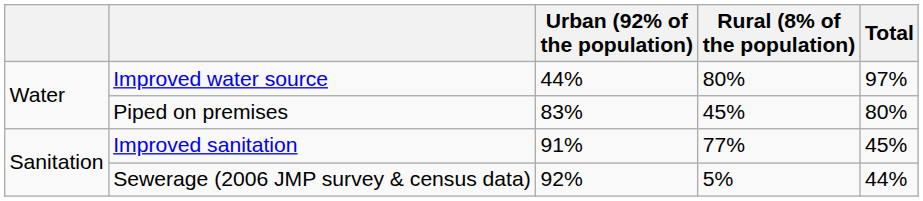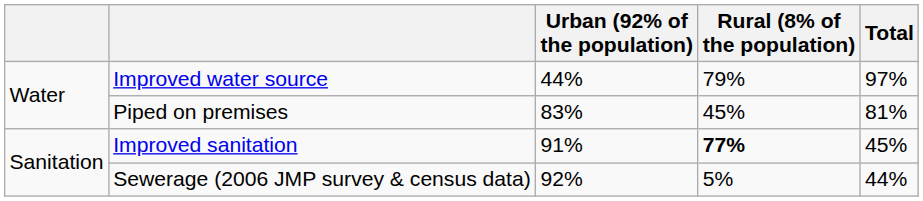(724, 78) 80% -> (724, 78) 79%
(886, 111) 80% -> (886, 111) 81%
(724, 145) normal -> (724, 145) bold
